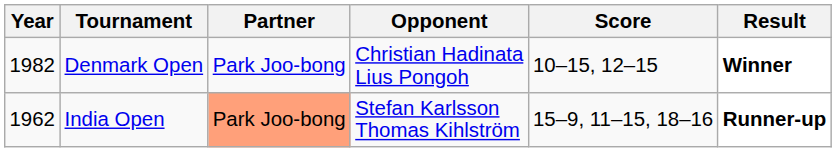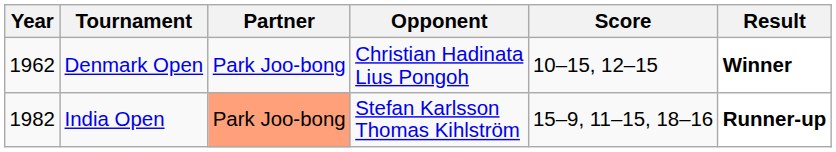(32, 65) 1982 -> (32, 65) 1962
(32, 120) 1962 -> (32, 120) 1982
